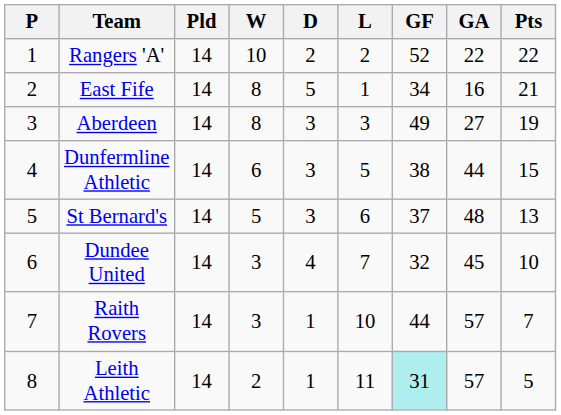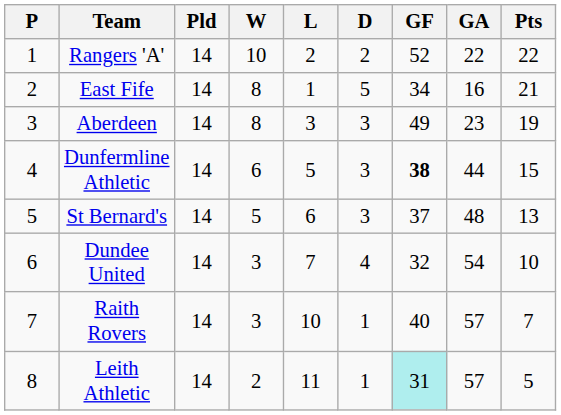columns swapped: (311, 21) <-> (365, 21)
(474, 123) 27 -> (474, 123) 23
(420, 170) normal -> (420, 170) bold
(474, 262) 45 -> (474, 262) 54
(420, 321) 44 -> (420, 321) 40
